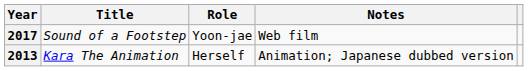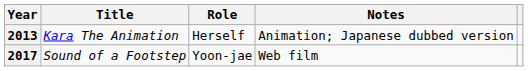rows swapped: (22, 55) <-> (22, 35)
